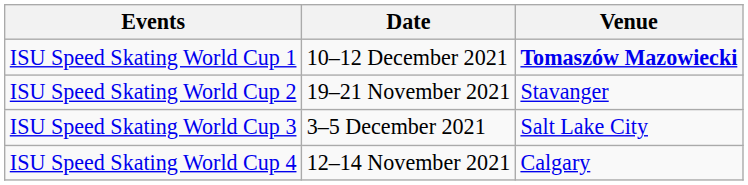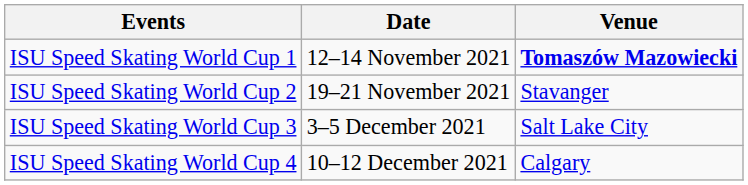(407, 57) 10–12 December 2021 -> (408, 57) 12–14 November 2021
(408, 162) 12–14 November 2021 -> (407, 162) 10–12 December 2021
